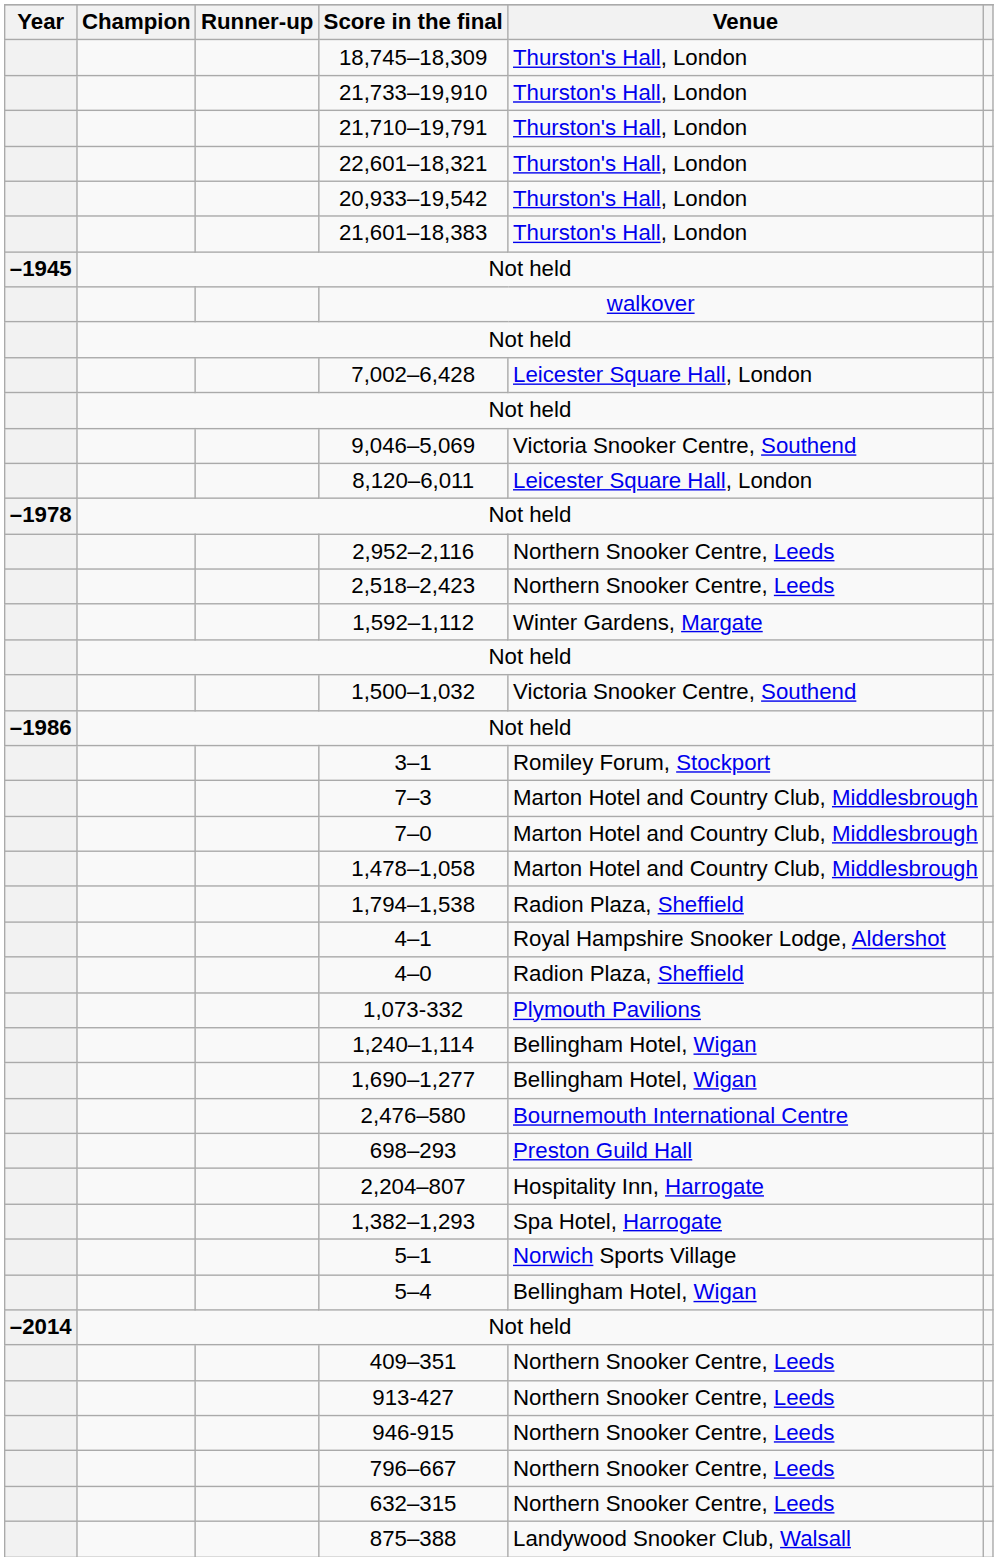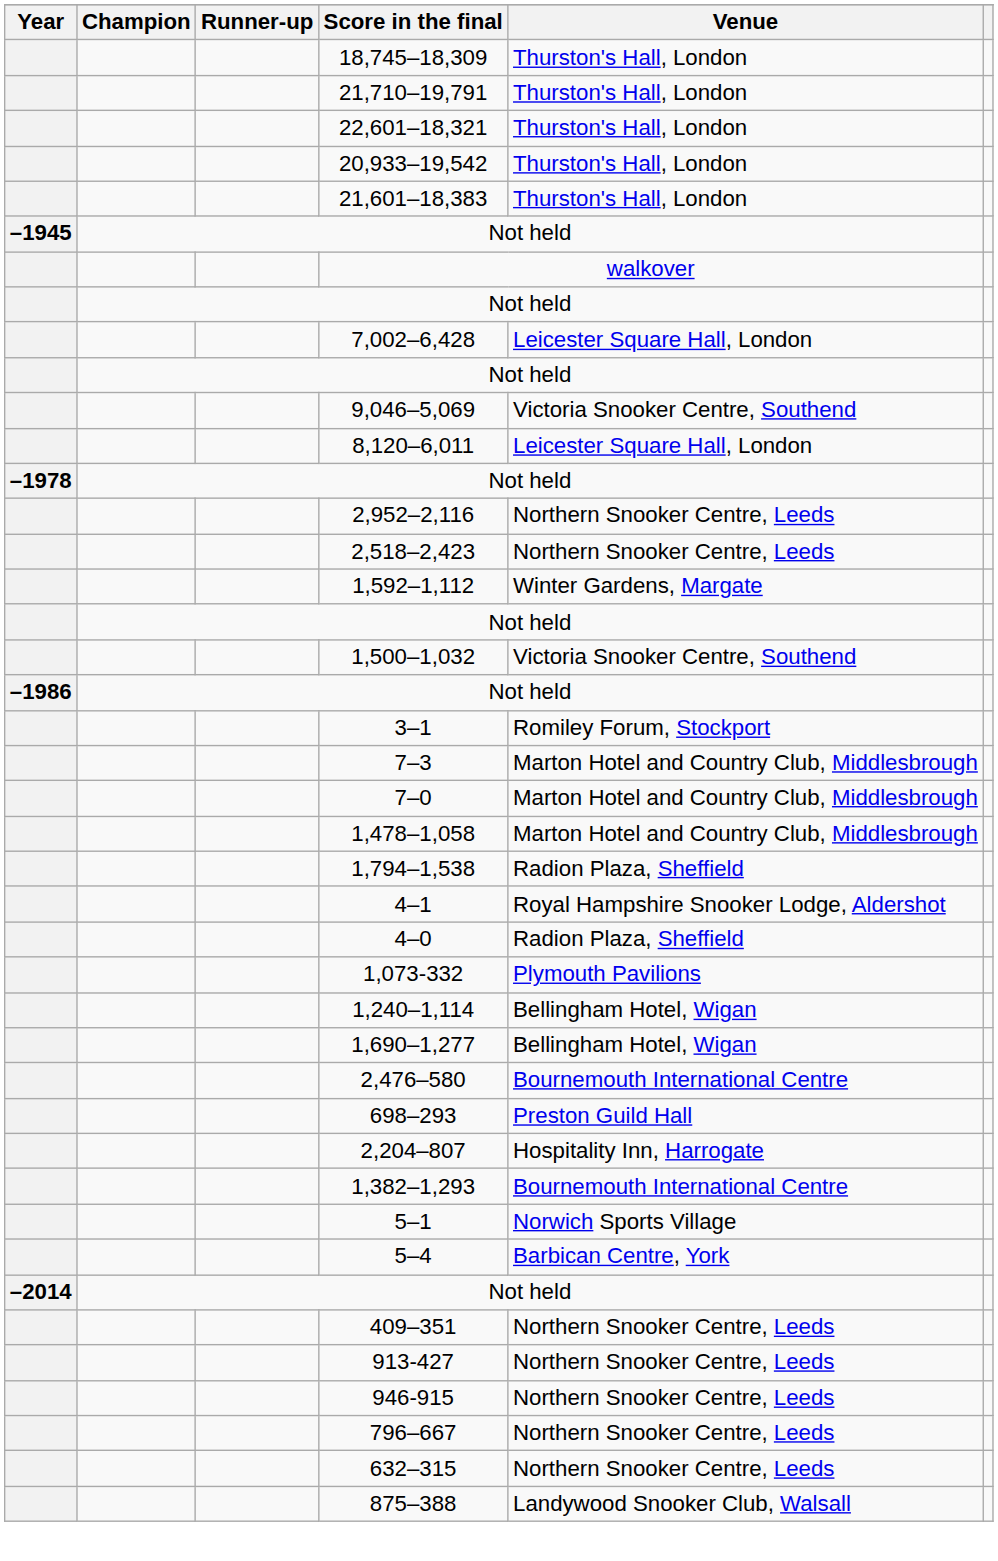- row: (41, 93)
(617, 1221) Spa Hotel, Harrogate -> (681, 1186) Bournemouth International Centre
(635, 1291) Bellingham Hotel, Wigan -> (621, 1256) Barbican Centre, York
